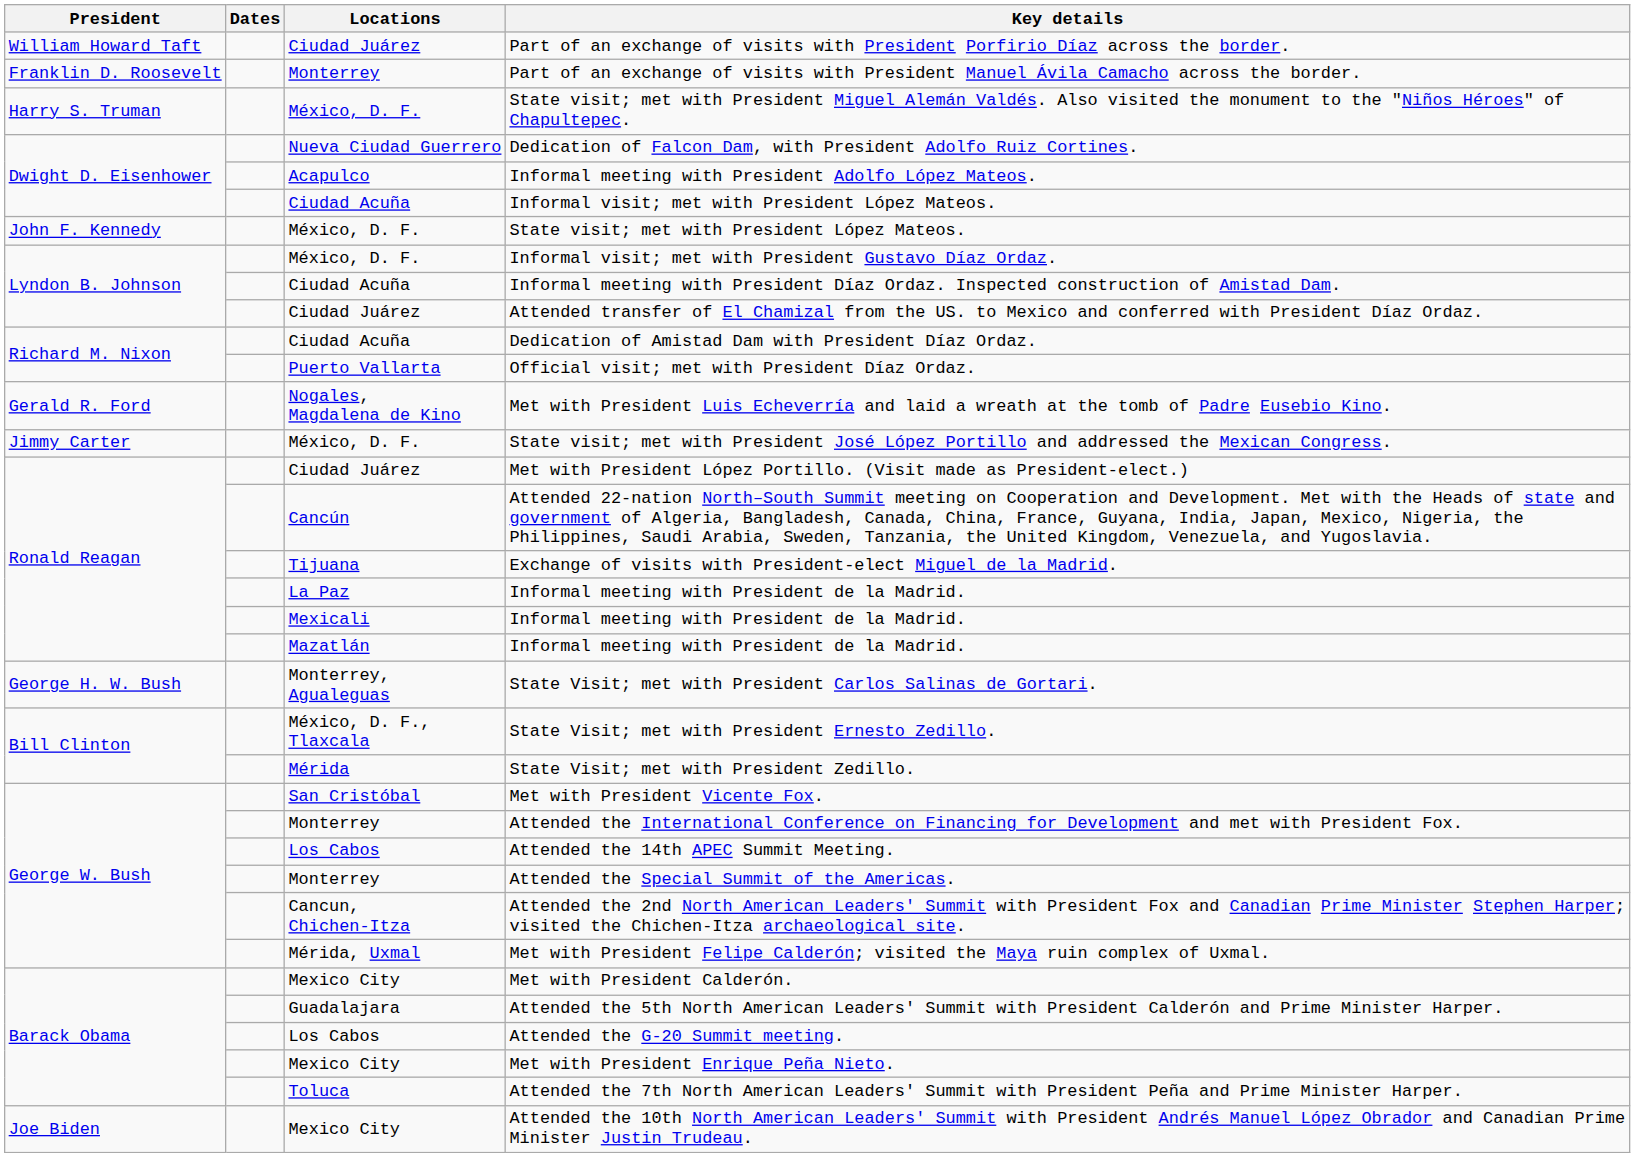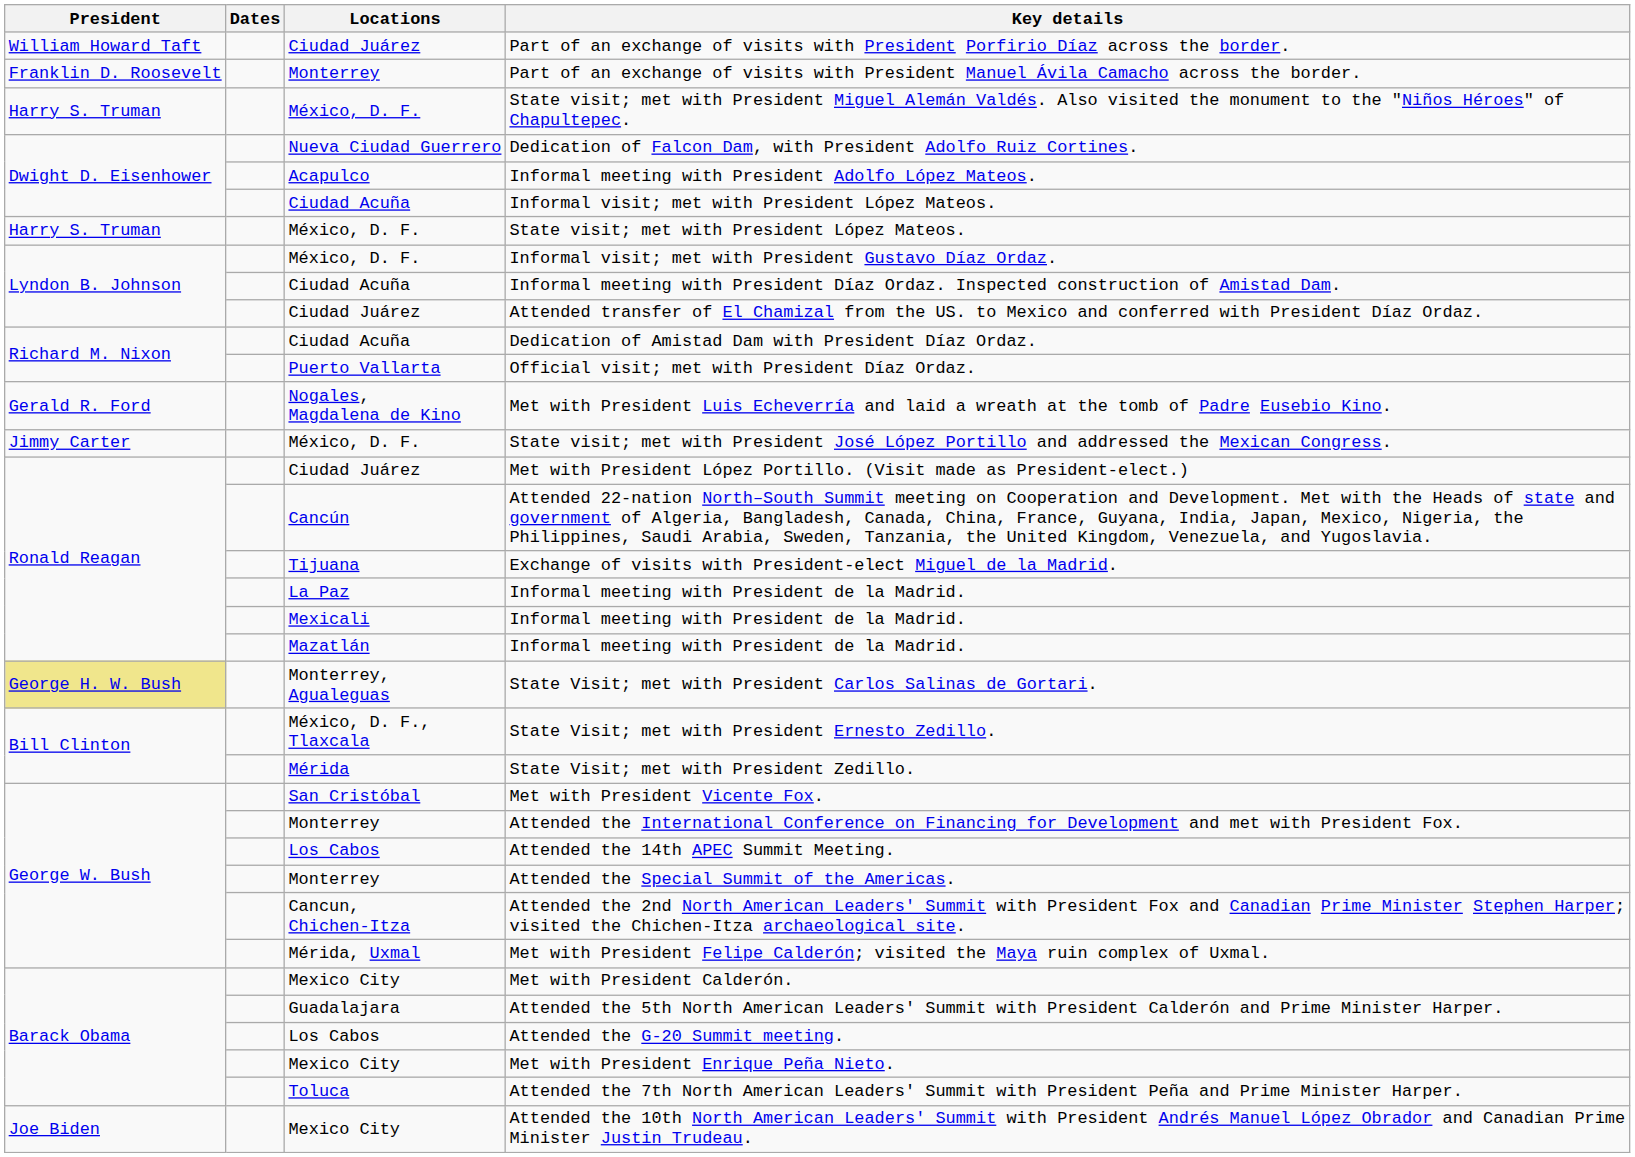(85, 231) John F. Kennedy -> (85, 231) Harry S. Truman
(95, 685) no background -> (95, 685) khaki background
